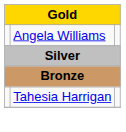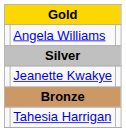+ row: (63, 76)
